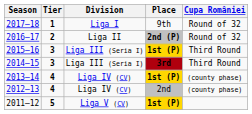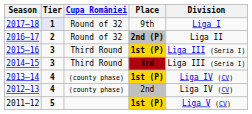columns swapped: (105, 11) <-> (215, 11)
(52, 24) no background -> (52, 24) lavender background
